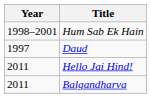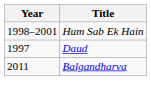- row: (98, 66)
